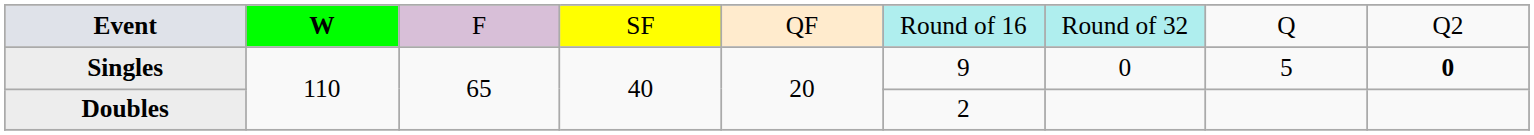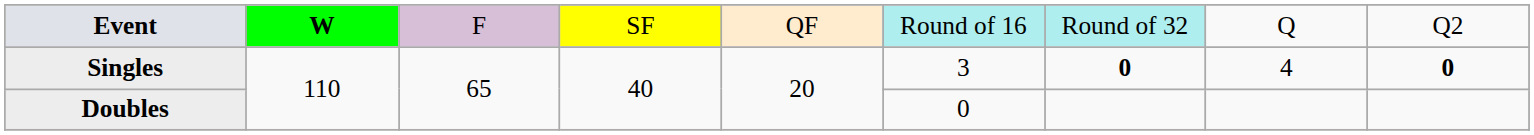(963, 67) 9 -> (963, 67) 3
(1125, 67) normal -> (1125, 67) bold
(1286, 67) 5 -> (1286, 67) 4
(963, 109) 2 -> (963, 109) 0
